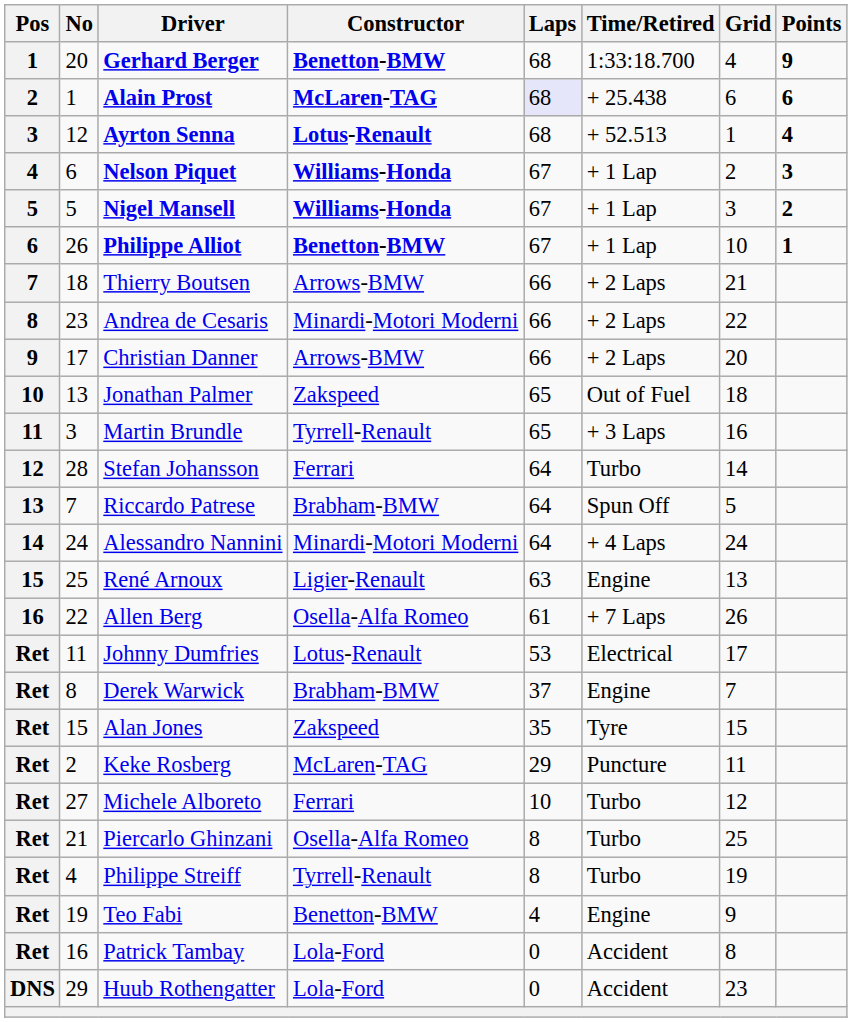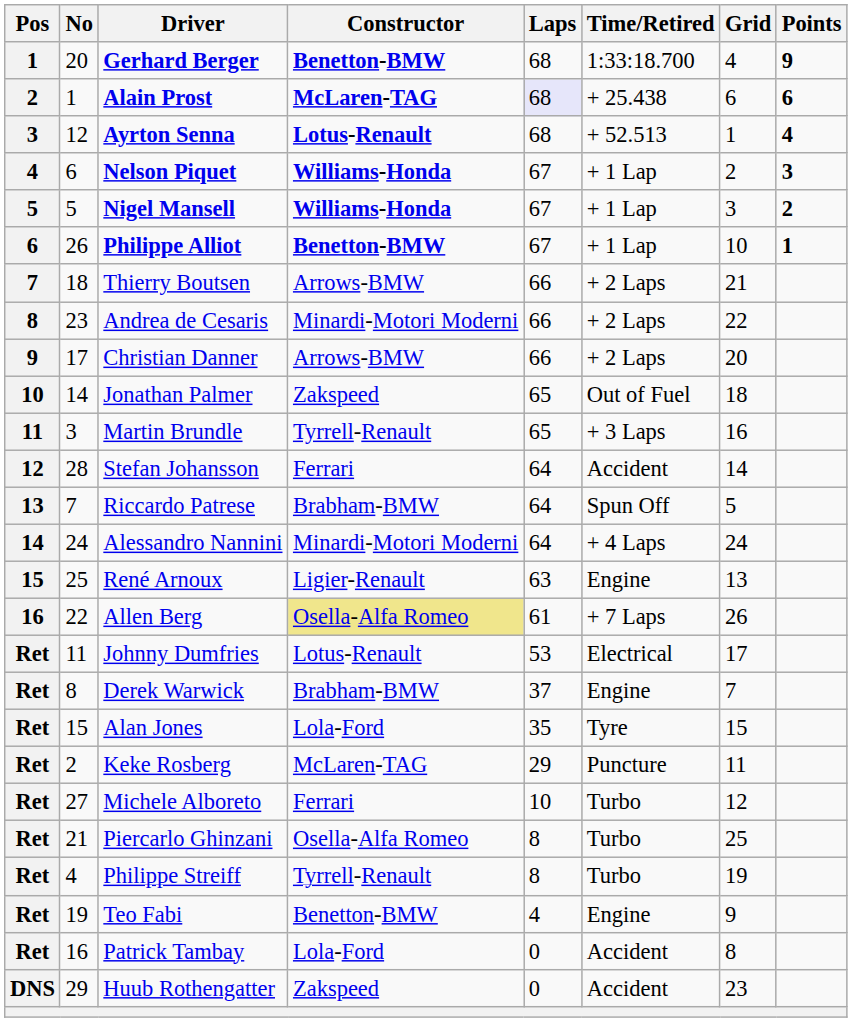(77, 394) 13 -> (77, 394) 14
(614, 468) Turbo -> (627, 468) Accident
(381, 616) no background -> (381, 616) khaki background
(336, 727) Zakspeed -> (339, 727) Lola-Ford
(339, 987) Lola-Ford -> (336, 987) Zakspeed
